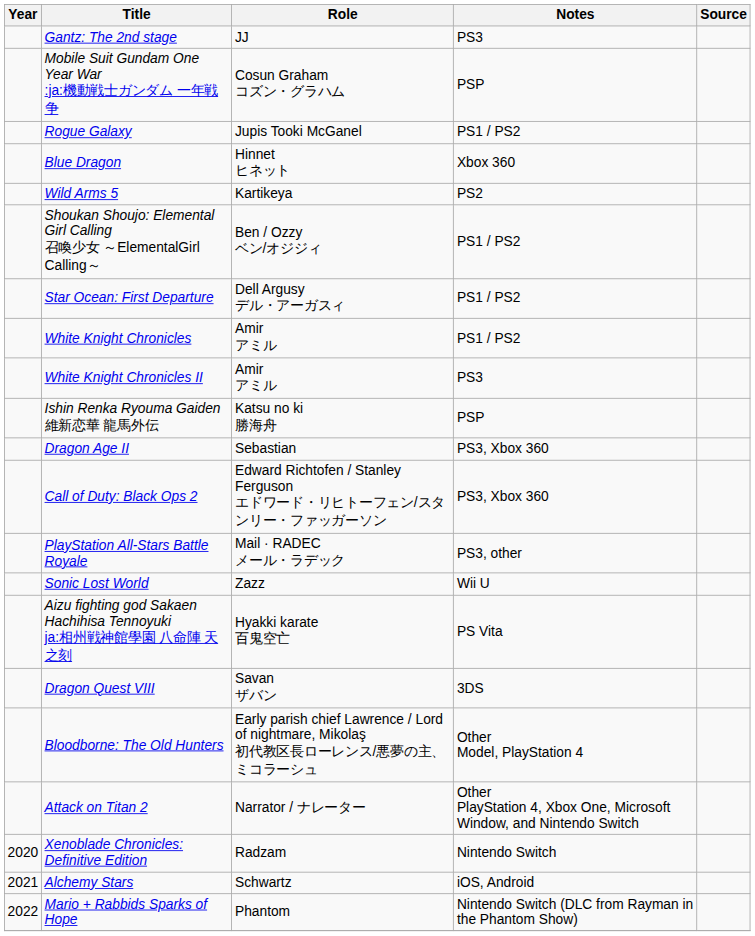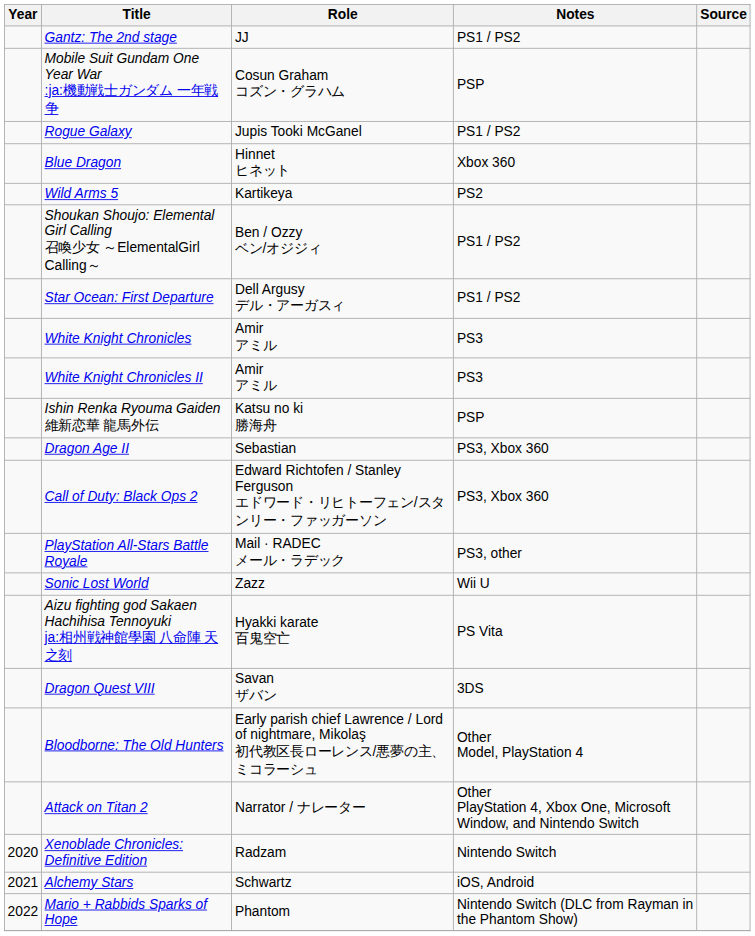(470, 37) PS3 -> (489, 37) PS1 / PS2
(489, 338) PS1 / PS2 -> (470, 338) PS3
